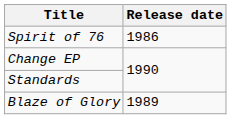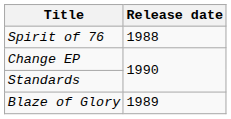(143, 37) 1986 -> (143, 37) 1988
